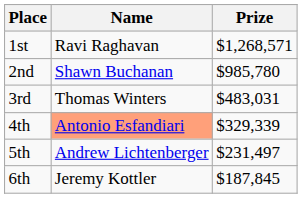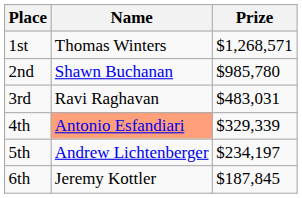(107, 44) Ravi Raghavan -> (111, 44) Thomas Winters
(111, 98) Thomas Winters -> (107, 98) Ravi Raghavan
(248, 152) $231,497 -> (248, 152) $234,197
